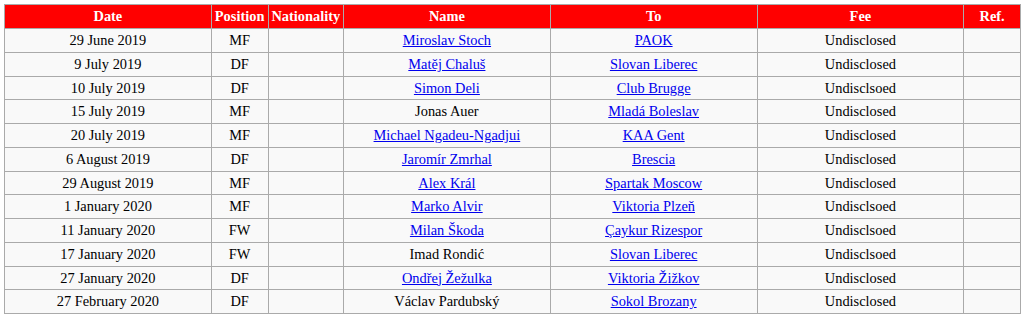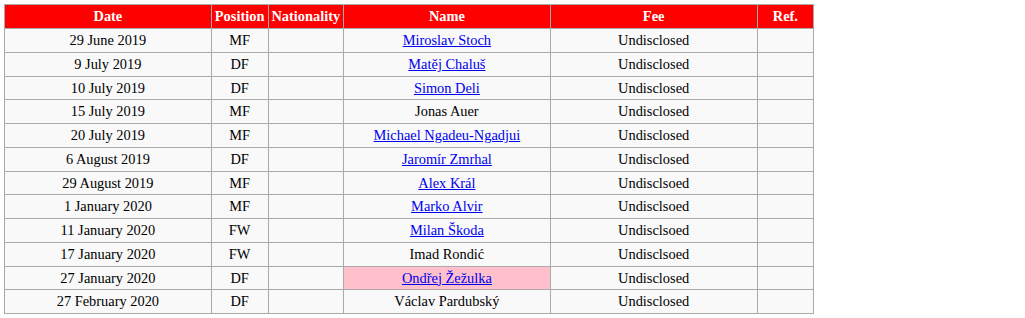- column: (654, 16)
(860, 88) Undisclsoed -> (654, 88) Undisclosed
(860, 183) Undisclosed -> (654, 183) Undisclsoed
(447, 278) no background -> (447, 278) pink background
